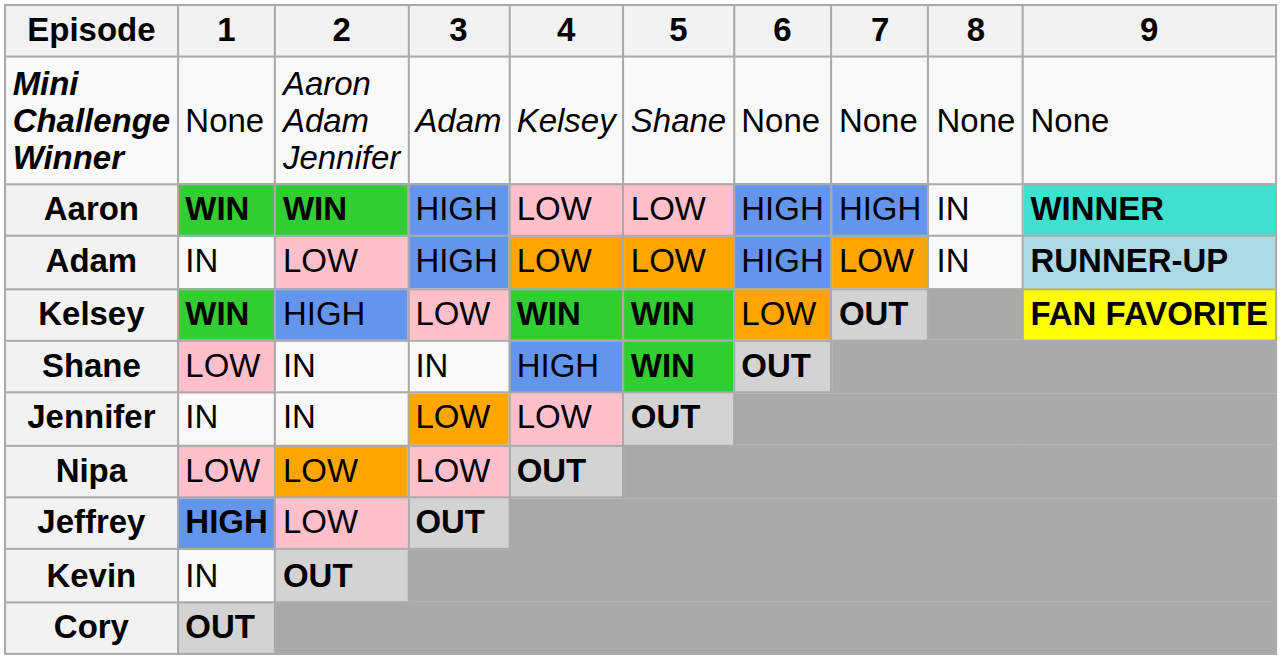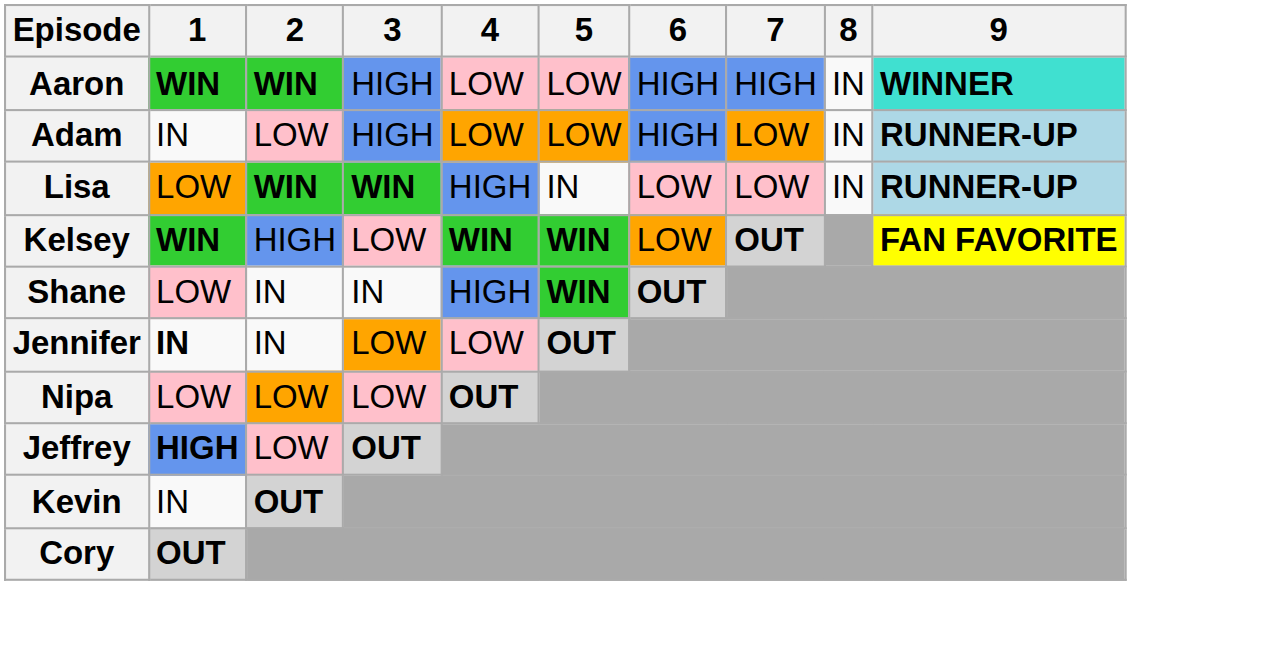- row: (91, 119)
+ row: (77, 187)
(202, 418) normal -> (173, 344) bold
